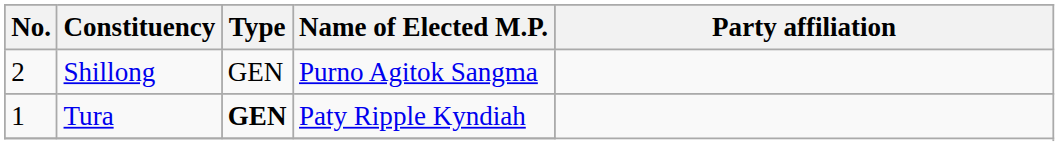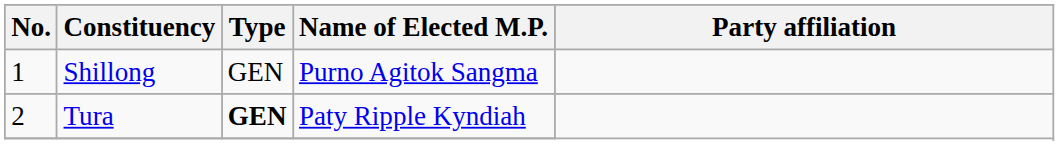(18, 71) 2 -> (18, 71) 1
(18, 116) 1 -> (18, 116) 2
